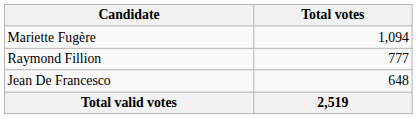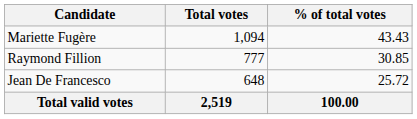+ column: (340, 15)
